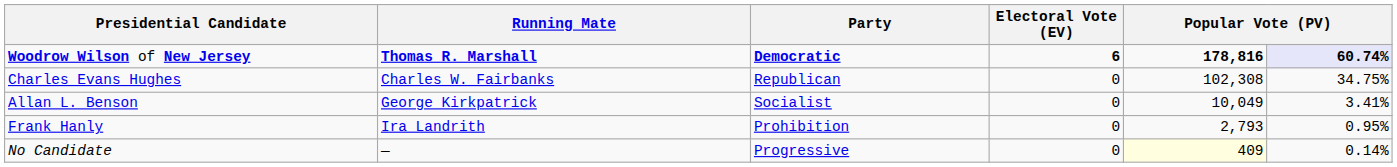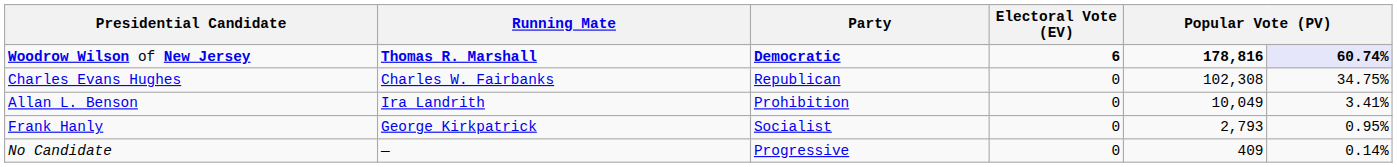(459, 104) George Kirkpatrick -> (433, 104) Ira Landrith
(793, 104) Socialist -> (802, 104) Prohibition
(433, 127) Ira Landrith -> (459, 127) George Kirkpatrick
(802, 127) Prohibition -> (793, 127) Socialist
(1251, 151) lightyellow background -> (1251, 151) no background
